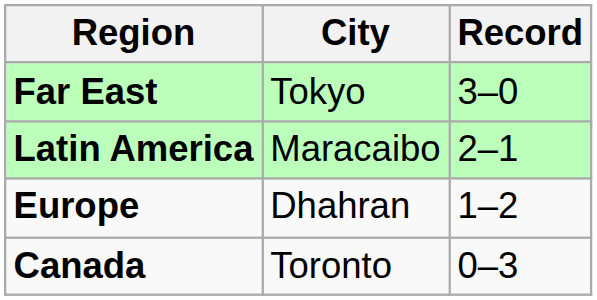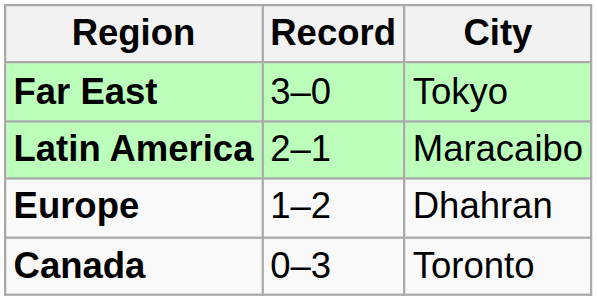columns swapped: (355, 33) <-> (520, 33)
